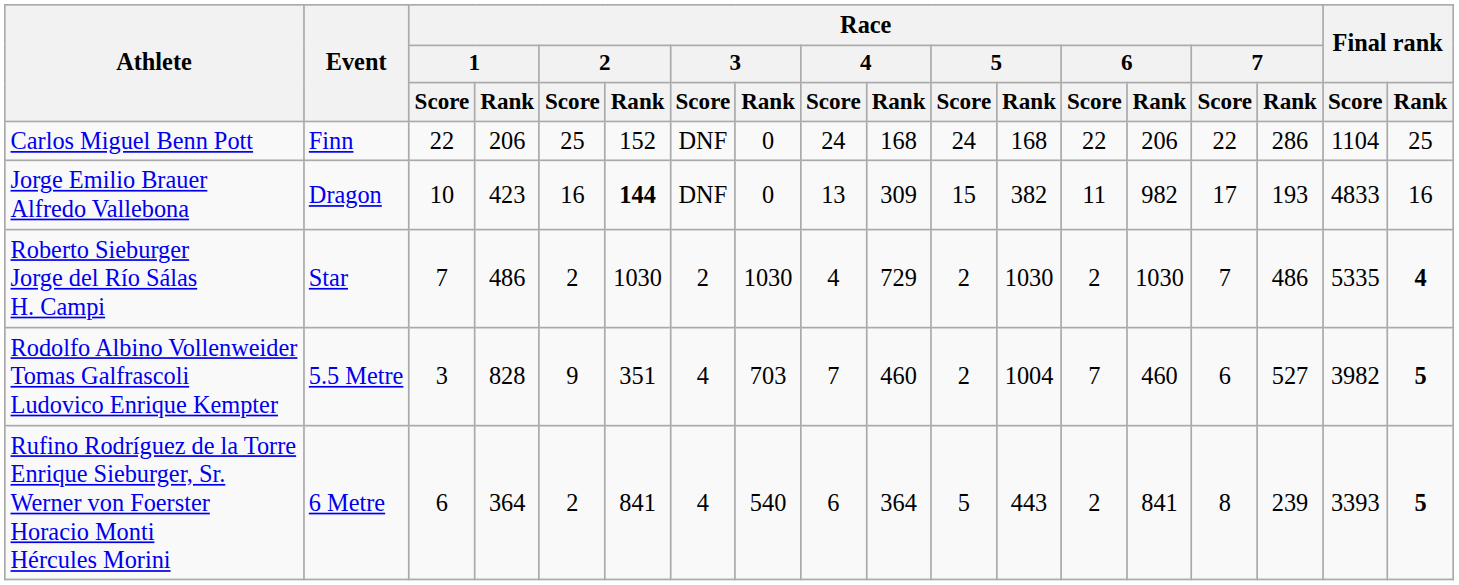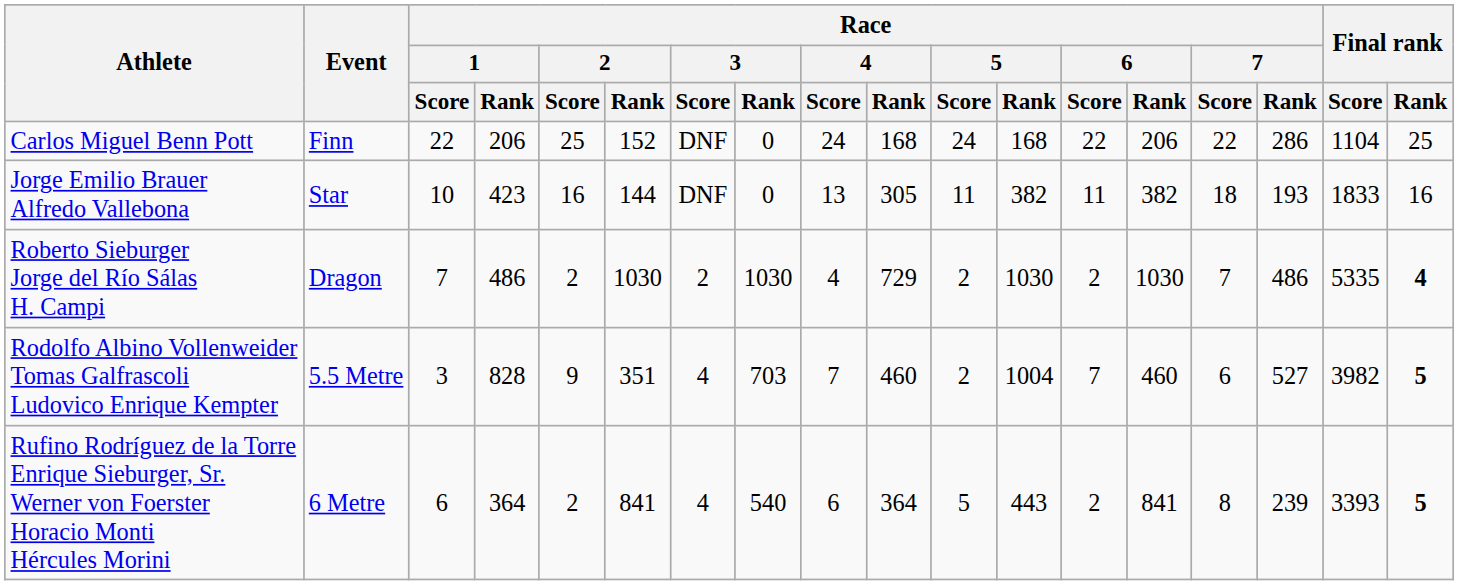(345, 195) Dragon -> (328, 195) Star
(638, 195) bold -> (638, 195) normal
(899, 195) 309 -> (899, 195) 305
(964, 195) 15 -> (964, 195) 11
(1160, 195) 982 -> (1160, 195) 382
(1225, 195) 17 -> (1225, 195) 18
(1355, 195) 4833 -> (1355, 195) 1833
(328, 278) Star -> (345, 278) Dragon
